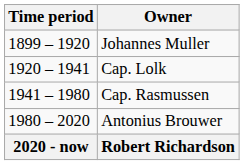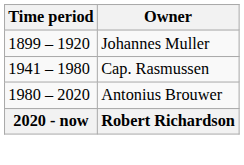- row: (134, 69)
